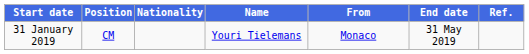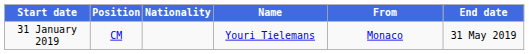- column: (502, 12)
